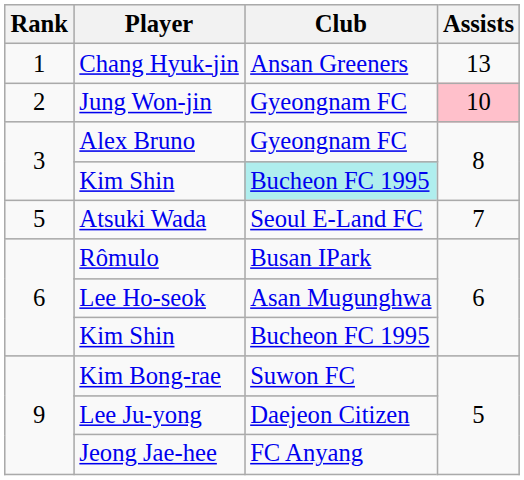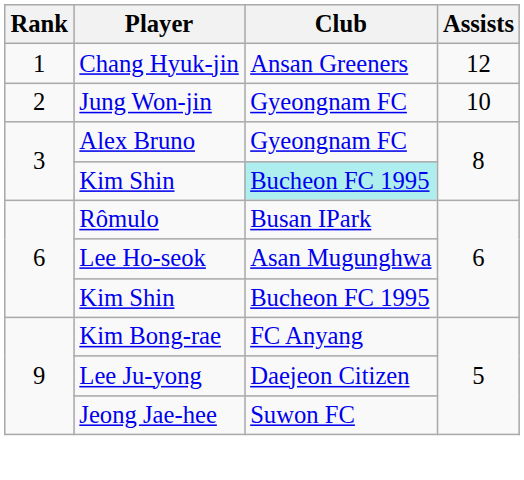(478, 63) 13 -> (478, 63) 12
(478, 102) pink background -> (478, 102) no background
- row: (39, 219)
(303, 375) Suwon FC -> (307, 336) FC Anyang
(307, 453) FC Anyang -> (303, 414) Suwon FC
